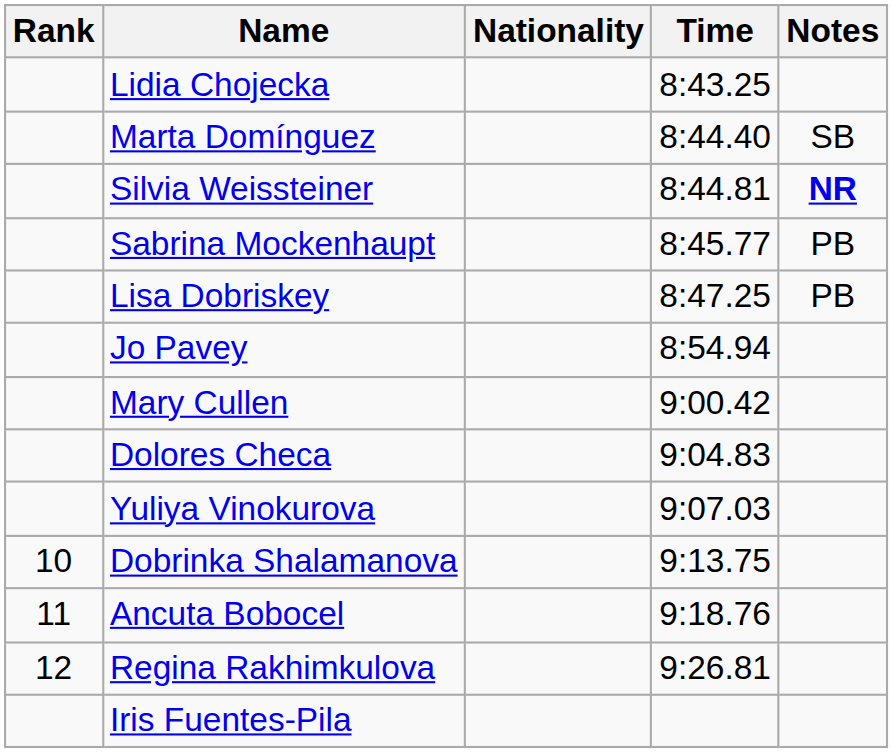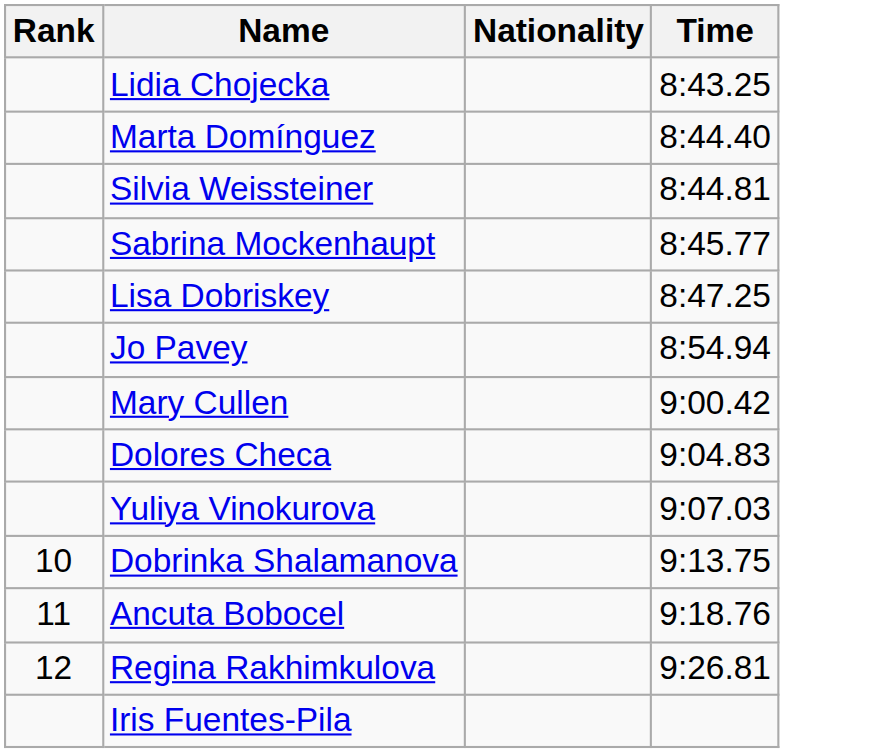- column: (833, 31)
